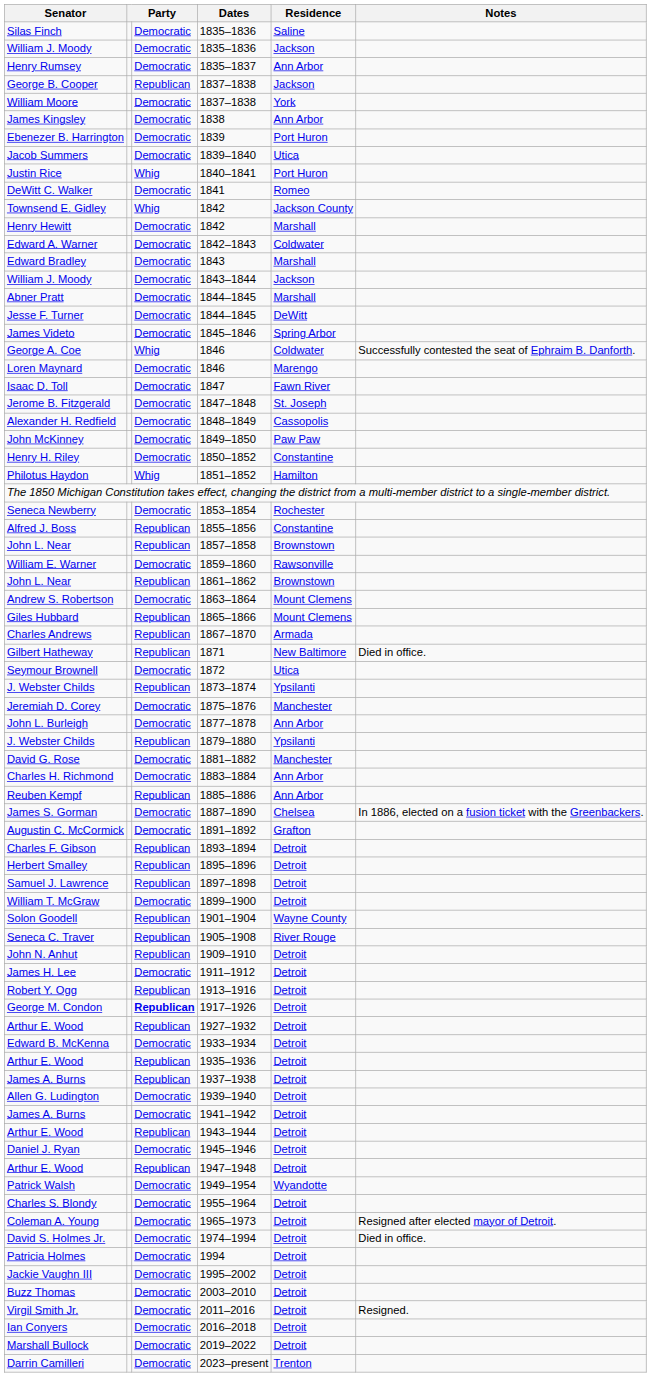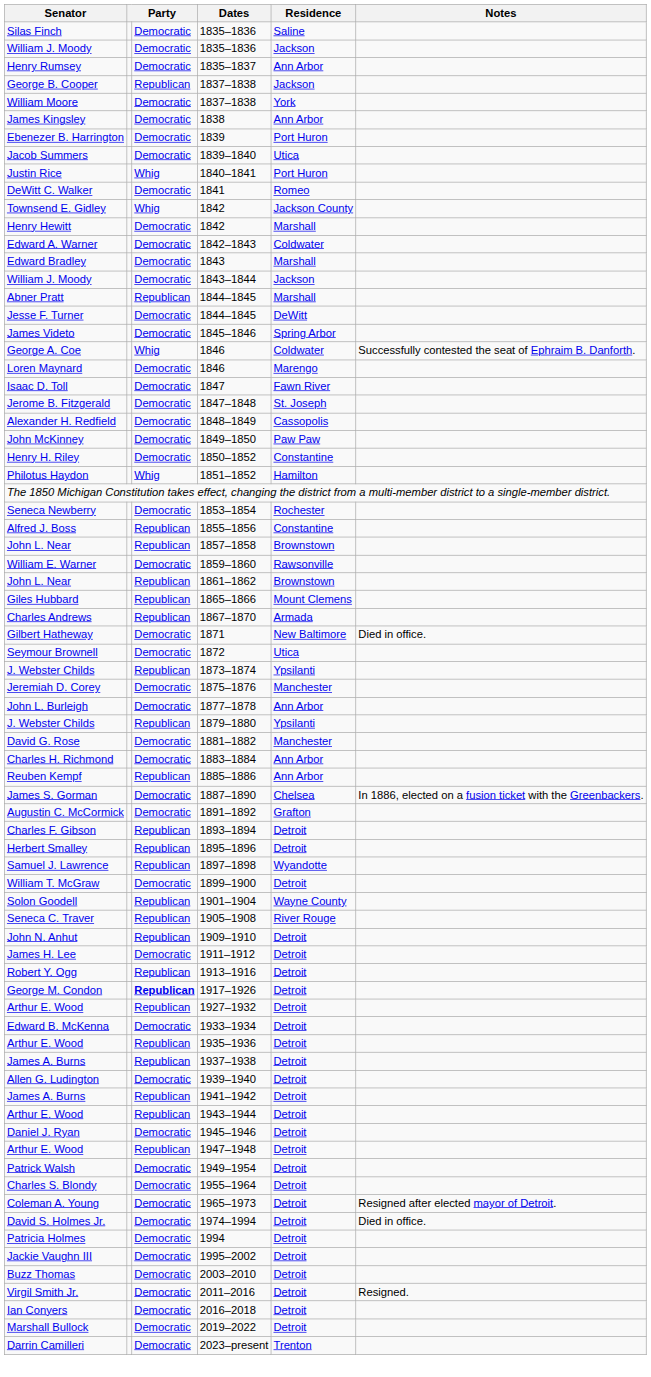(163, 297) Democratic -> (162, 297) Republican
- row: (60, 599)
(162, 652) Republican -> (163, 635) Democratic
(290, 883) Detroit -> (300, 865) Wyandotte
(163, 1114) Democratic -> (162, 1096) Republican
(300, 1185) Wyandotte -> (290, 1167) Detroit
